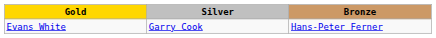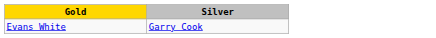- column: (360, 12)
